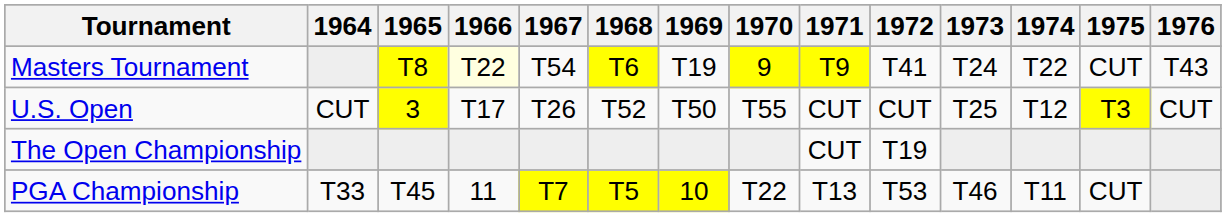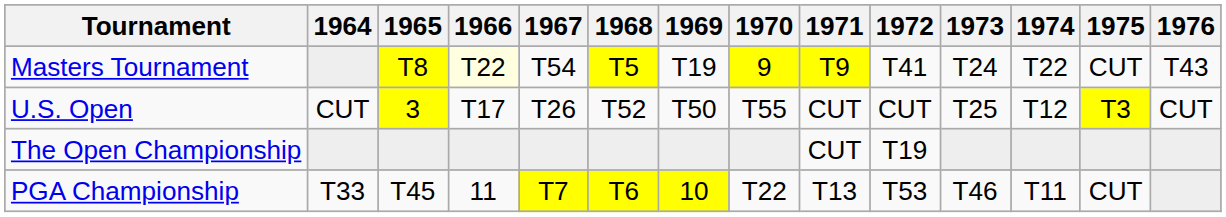(624, 67) T6 -> (624, 67) T5
(624, 191) T5 -> (624, 191) T6
